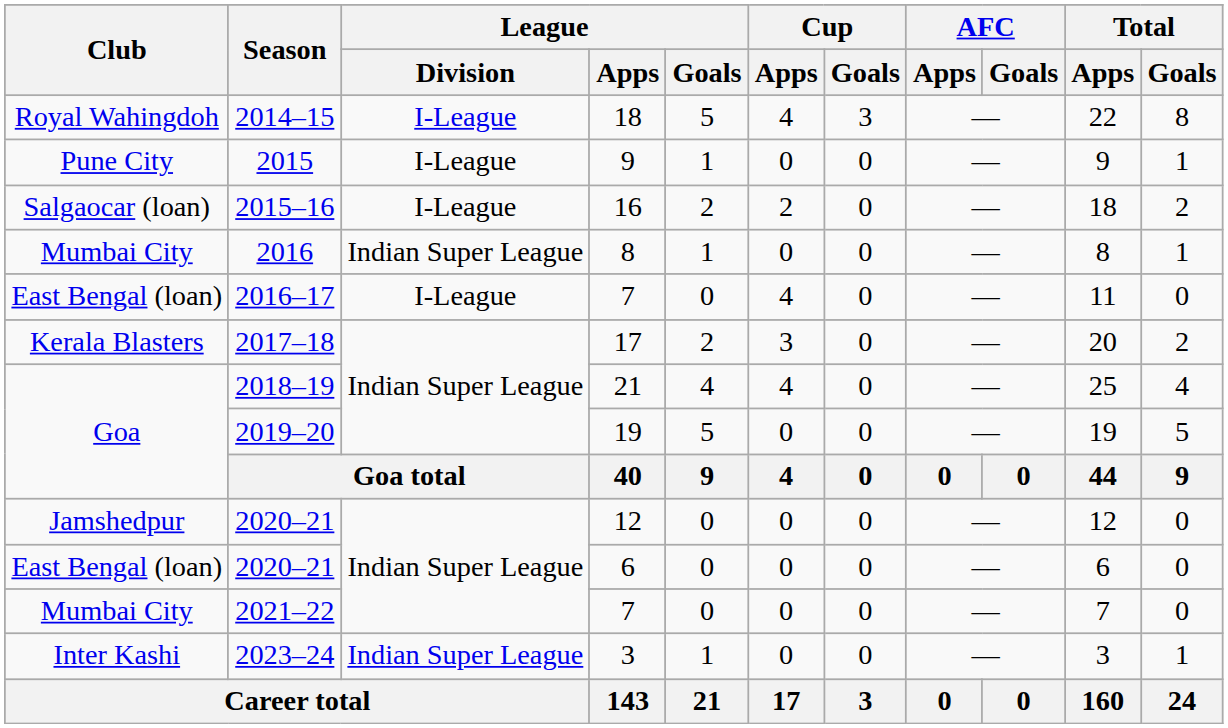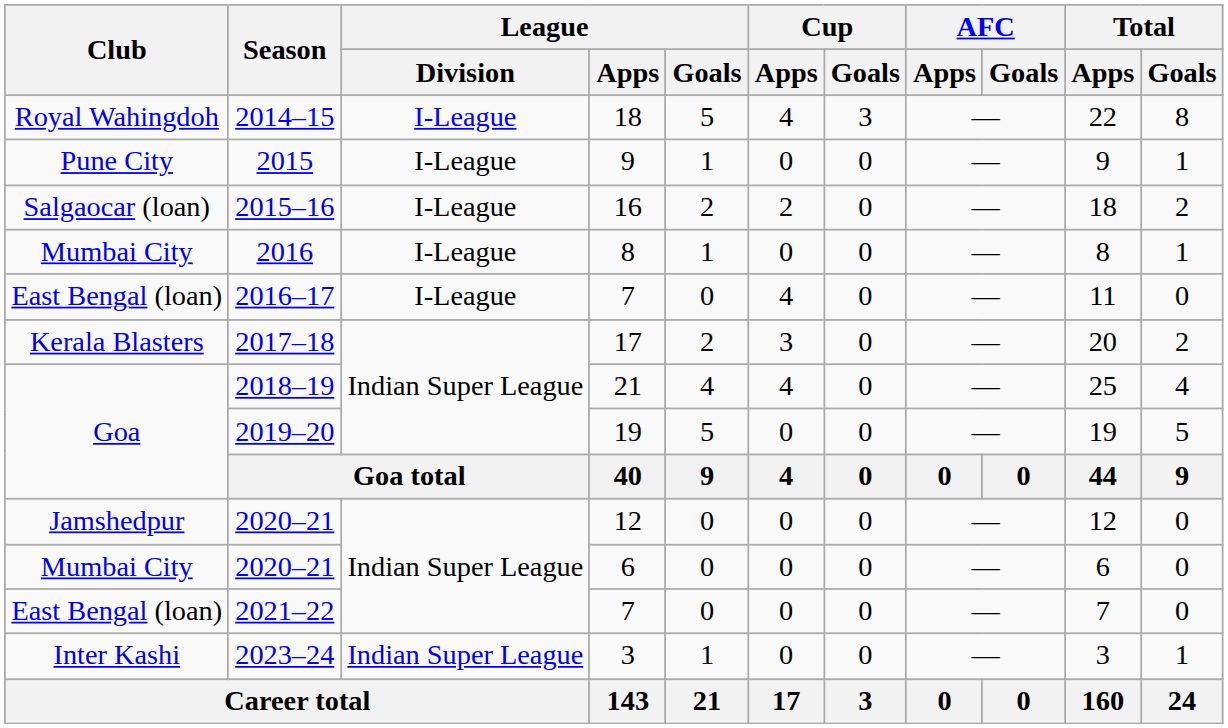(465, 251) Indian Super League -> (465, 251) I-League
(117, 565) East Bengal (loan) -> (117, 565) Mumbai City
(117, 610) Mumbai City -> (117, 610) East Bengal (loan)
